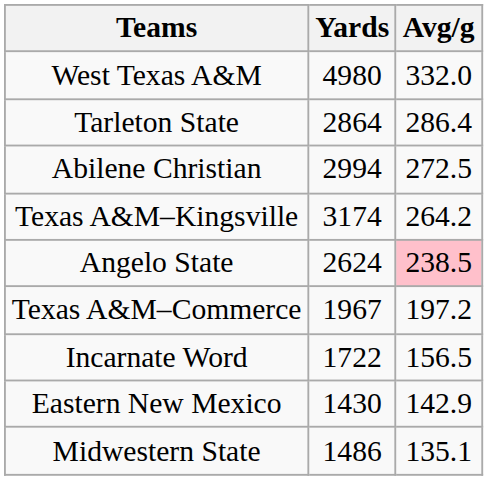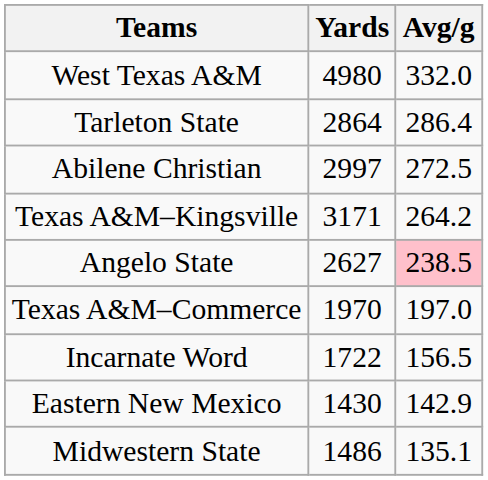(352, 168) 2994 -> (352, 168) 2997
(352, 215) 3174 -> (352, 215) 3171
(352, 262) 2624 -> (352, 262) 2627
(352, 309) 1967 -> (352, 309) 1970
(439, 309) 197.2 -> (439, 309) 197.0
